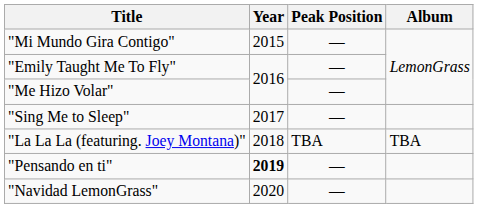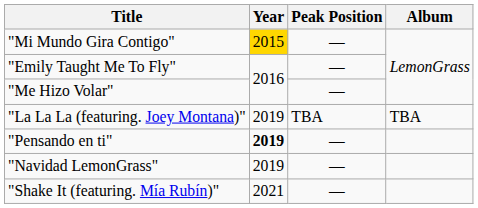(268, 41) no background -> (268, 41) gold background
- row: (69, 116)
(268, 141) 2018 -> (268, 116) 2019
(268, 191) 2020 -> (268, 166) 2019
+ row: (114, 191)
